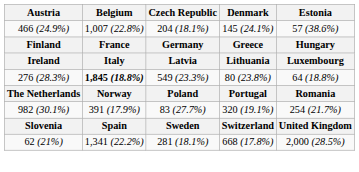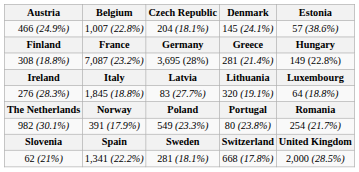+ row: (44, 61)
(114, 77) bold -> (114, 93) normal
(183, 77) 549 (23.3%) -> (183, 93) 83 (27.7%)
(248, 77) 80 (23.8%) -> (248, 93) 320 (19.1%)
(183, 110) 83 (27.7%) -> (183, 126) 549 (23.3%)
(248, 110) 320 (19.1%) -> (248, 126) 80 (23.8%)
